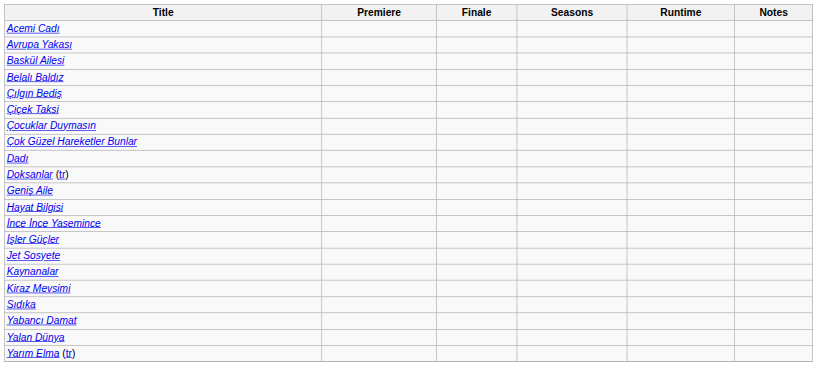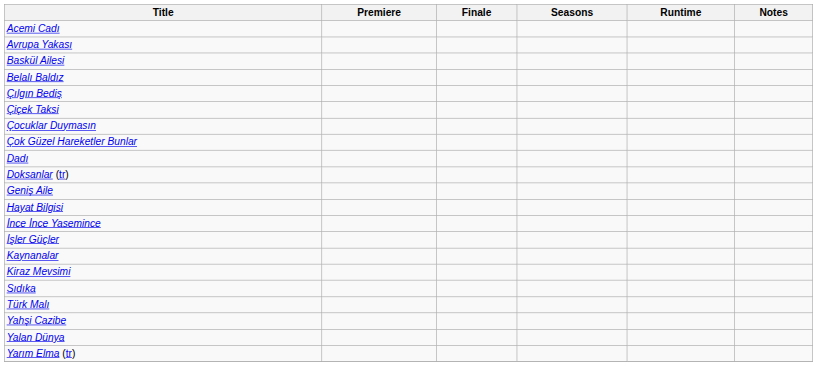- row: (33, 256)
+ row: (28, 304)
- row: (42, 321)
+ row: (36, 321)
